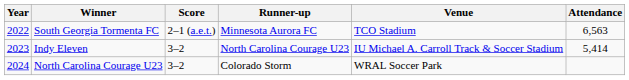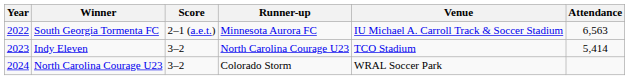(385, 30) TCO Stadium -> (459, 30) IU Michael A. Carroll Track & Soccer Stadium
(459, 48) IU Michael A. Carroll Track & Soccer Stadium -> (385, 48) TCO Stadium
